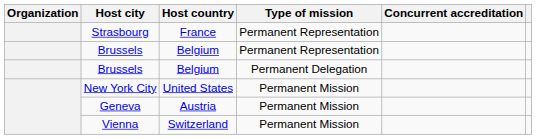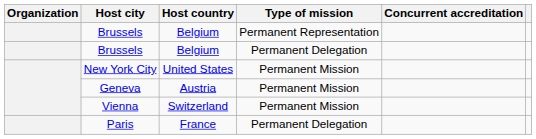- row: (120, 32)
+ row: (120, 124)
